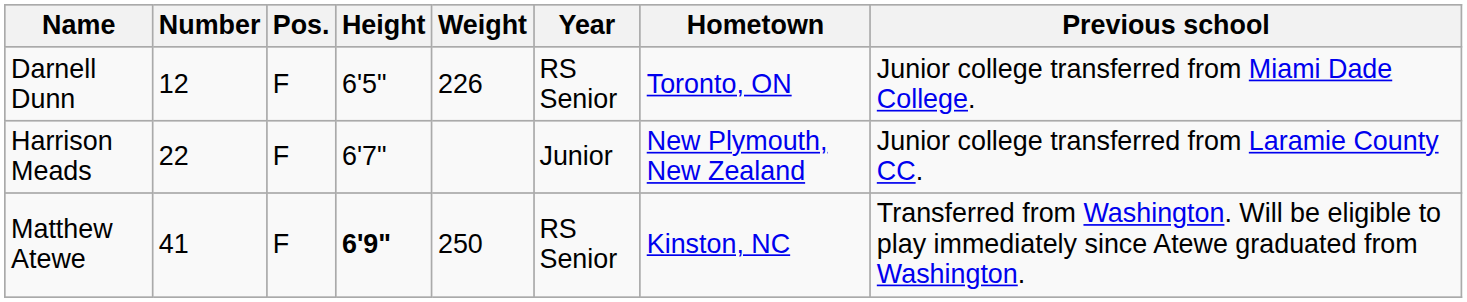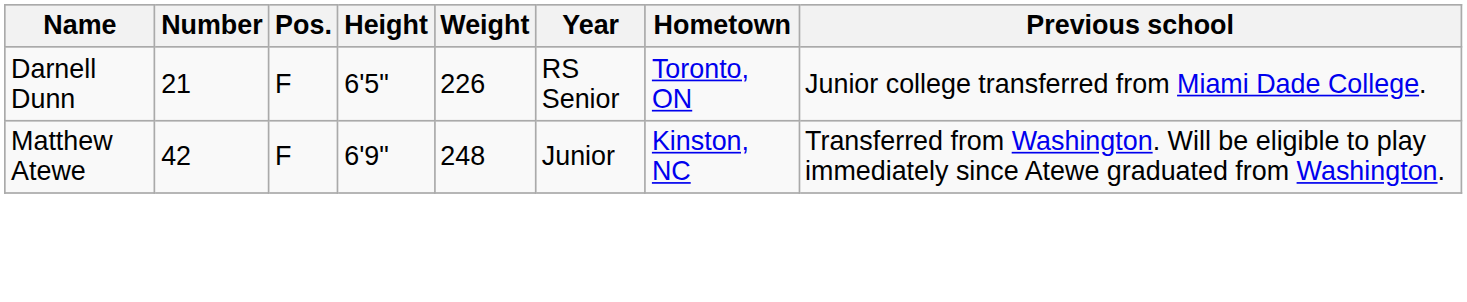(174, 83) 12 -> (176, 83) 21
- row: (62, 156)
(174, 244) 41 -> (176, 156) 42
(366, 244) bold -> (367, 156) normal
(460, 244) 250 -> (463, 156) 248
(578, 244) RS Senior -> (578, 156) Junior
